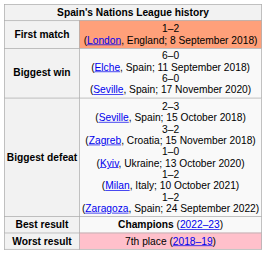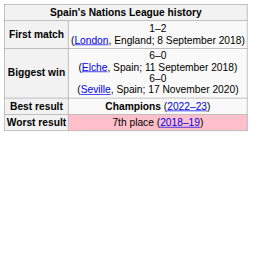(171, 35) lightsalmon background -> (158, 35) no background
- row: (42, 158)
